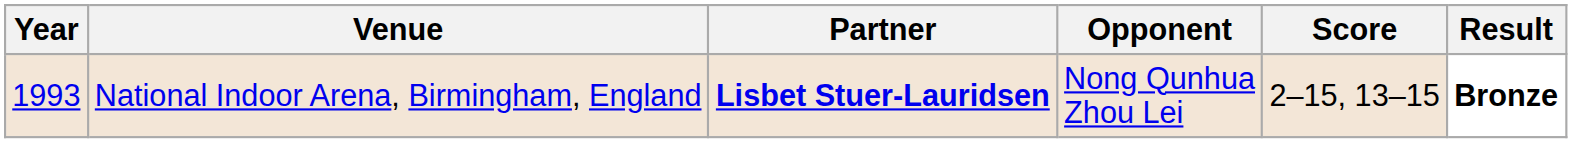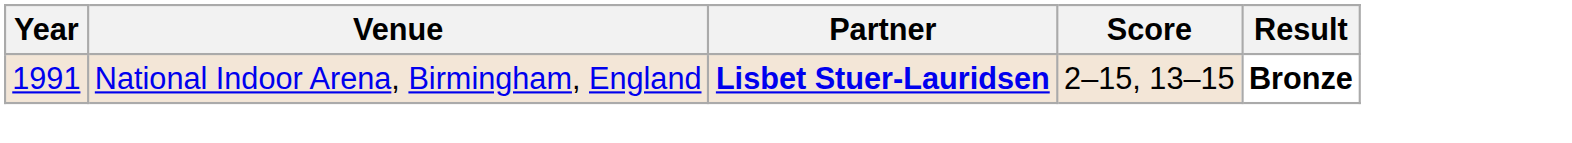- column: (1160, 30)
(46, 95) 1993 -> (46, 78) 1991
